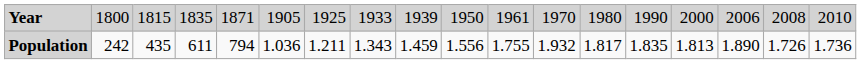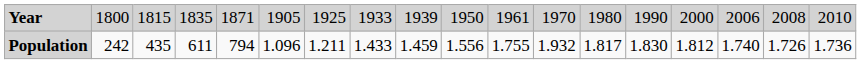(281, 44) 1.036 -> (281, 44) 1.096
(373, 44) 1.343 -> (373, 44) 1.433
(649, 44) 1.835 -> (649, 44) 1.830
(695, 44) 1.813 -> (695, 44) 1.812
(741, 44) 1.890 -> (741, 44) 1.740
